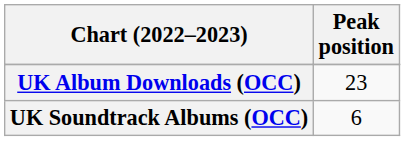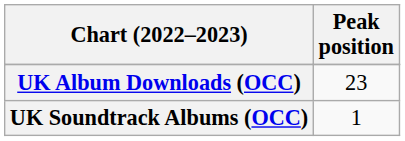(356, 117) 6 -> (356, 117) 1
